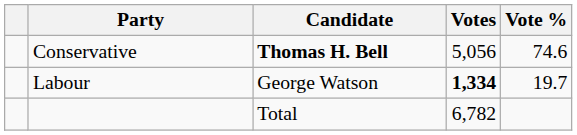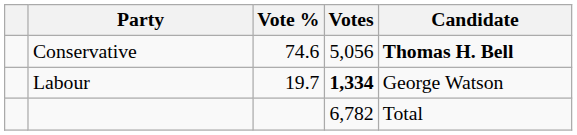columns swapped: (350, 20) <-> (536, 20)
